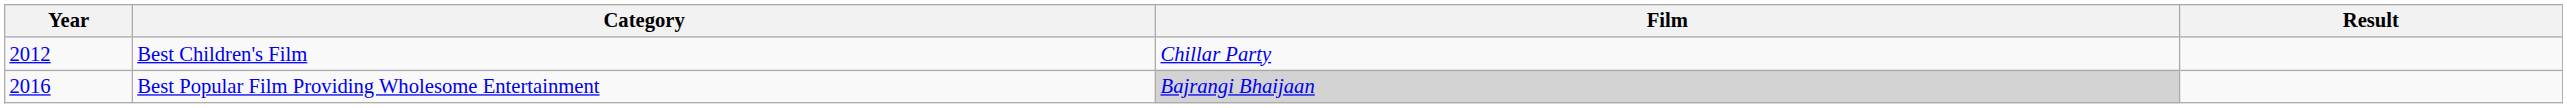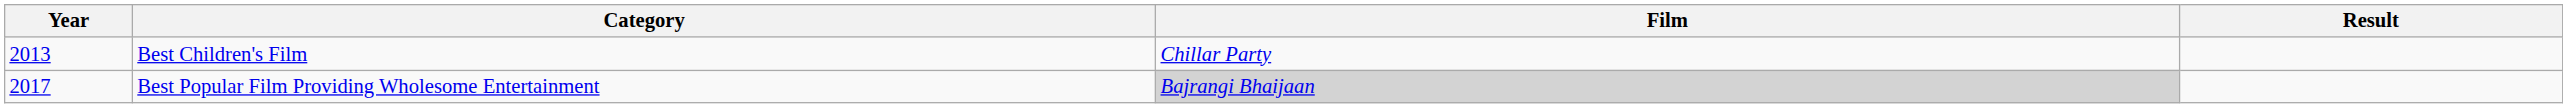(30, 53) 2012 -> (30, 53) 2013
(30, 86) 2016 -> (30, 86) 2017
